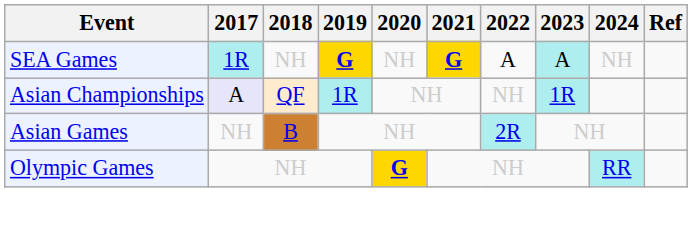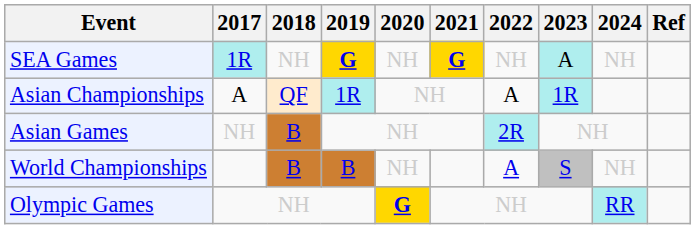(508, 59) A -> (511, 59) NH
(236, 95) lavender background -> (239, 95) no background
(508, 95) NH -> (511, 95) A
+ row: (108, 168)
